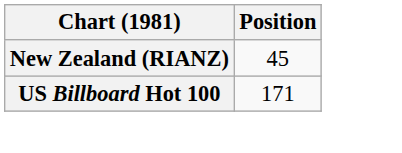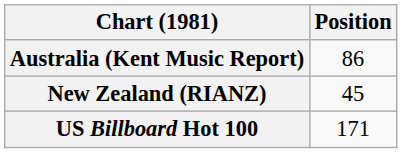+ row: (157, 57)
